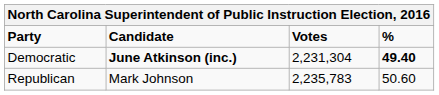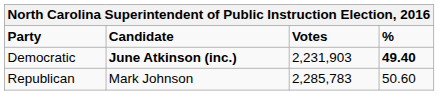(322, 57) 2,231,304 -> (322, 57) 2,231,903
(322, 79) 2,235,783 -> (322, 79) 2,285,783
